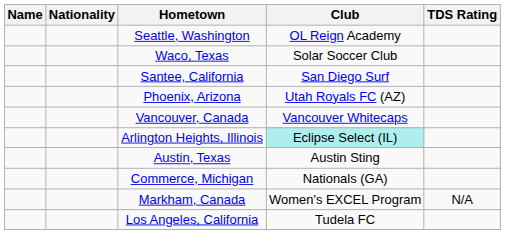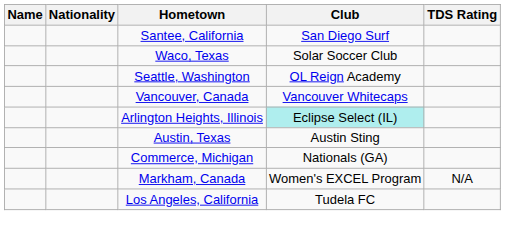rows swapped: (192, 77) <-> (192, 36)
- row: (192, 97)
